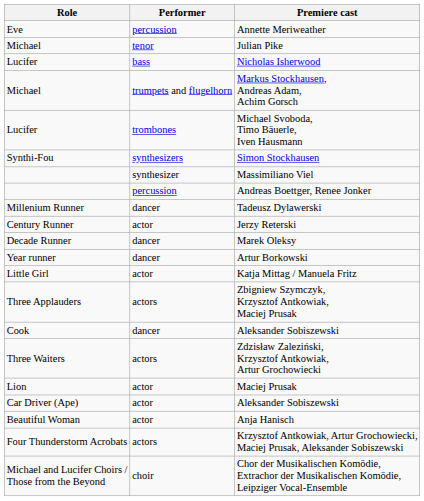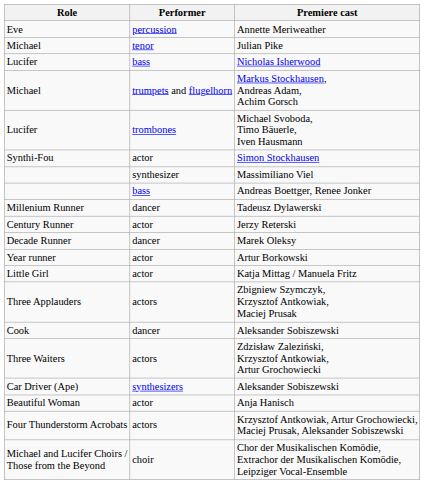(158, 158) synthesizers -> (143, 158) actor
(154, 191) percussion -> (141, 191) bass
(146, 257) dancer -> (143, 257) actor
- row: (17, 386)
(143, 403) actor -> (158, 386) synthesizers
